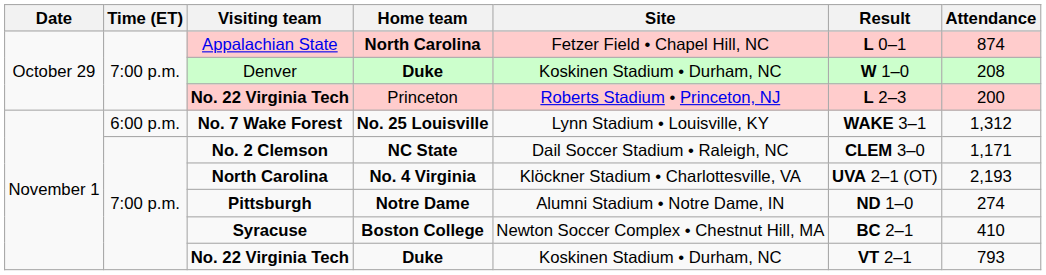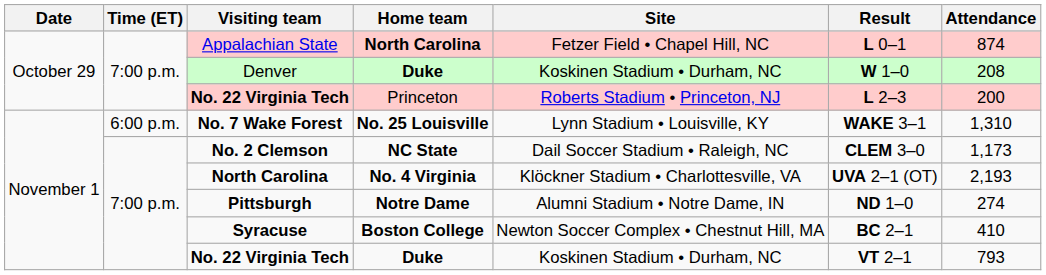(991, 124) 1,312 -> (991, 124) 1,310
(991, 150) 1,171 -> (991, 150) 1,173
